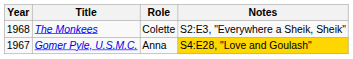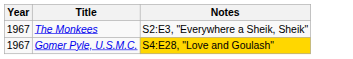- column: (159, 12)
(18, 29) 1968 -> (18, 29) 1967
